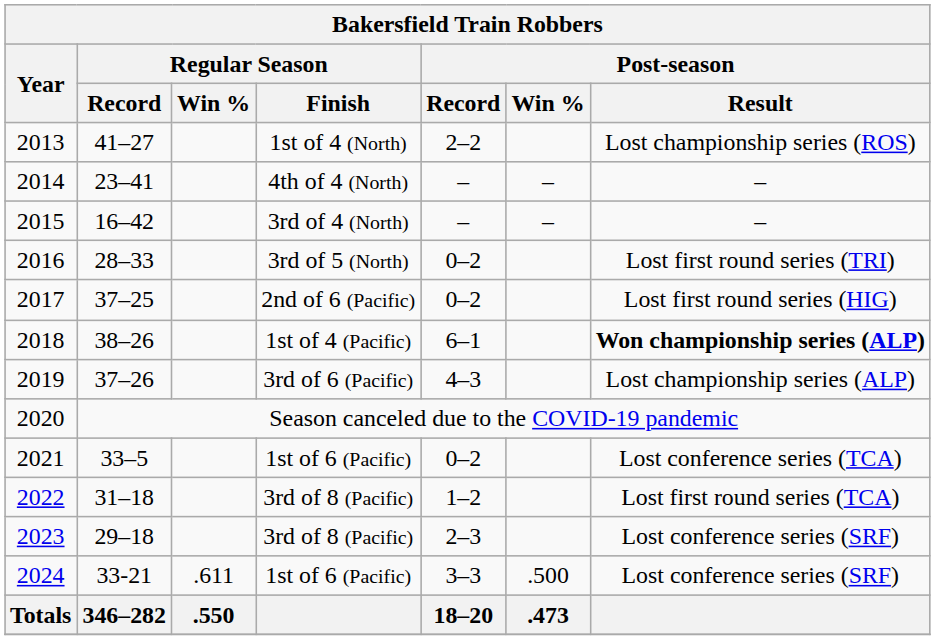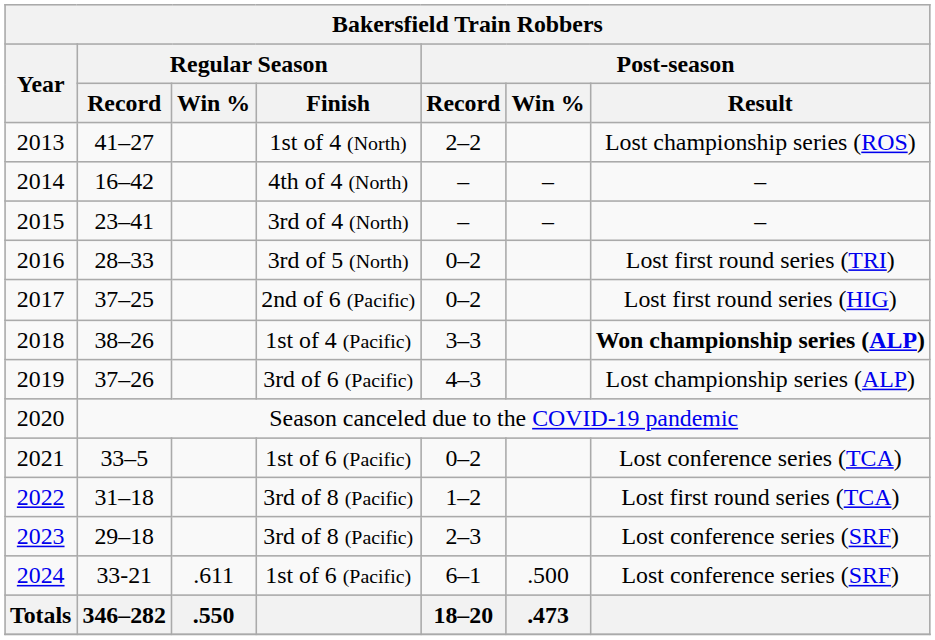(124, 181) 23–41 -> (124, 181) 16–42
(124, 221) 16–42 -> (124, 221) 23–41
(463, 339) 6–1 -> (463, 339) 3–3
(463, 575) 3–3 -> (463, 575) 6–1
